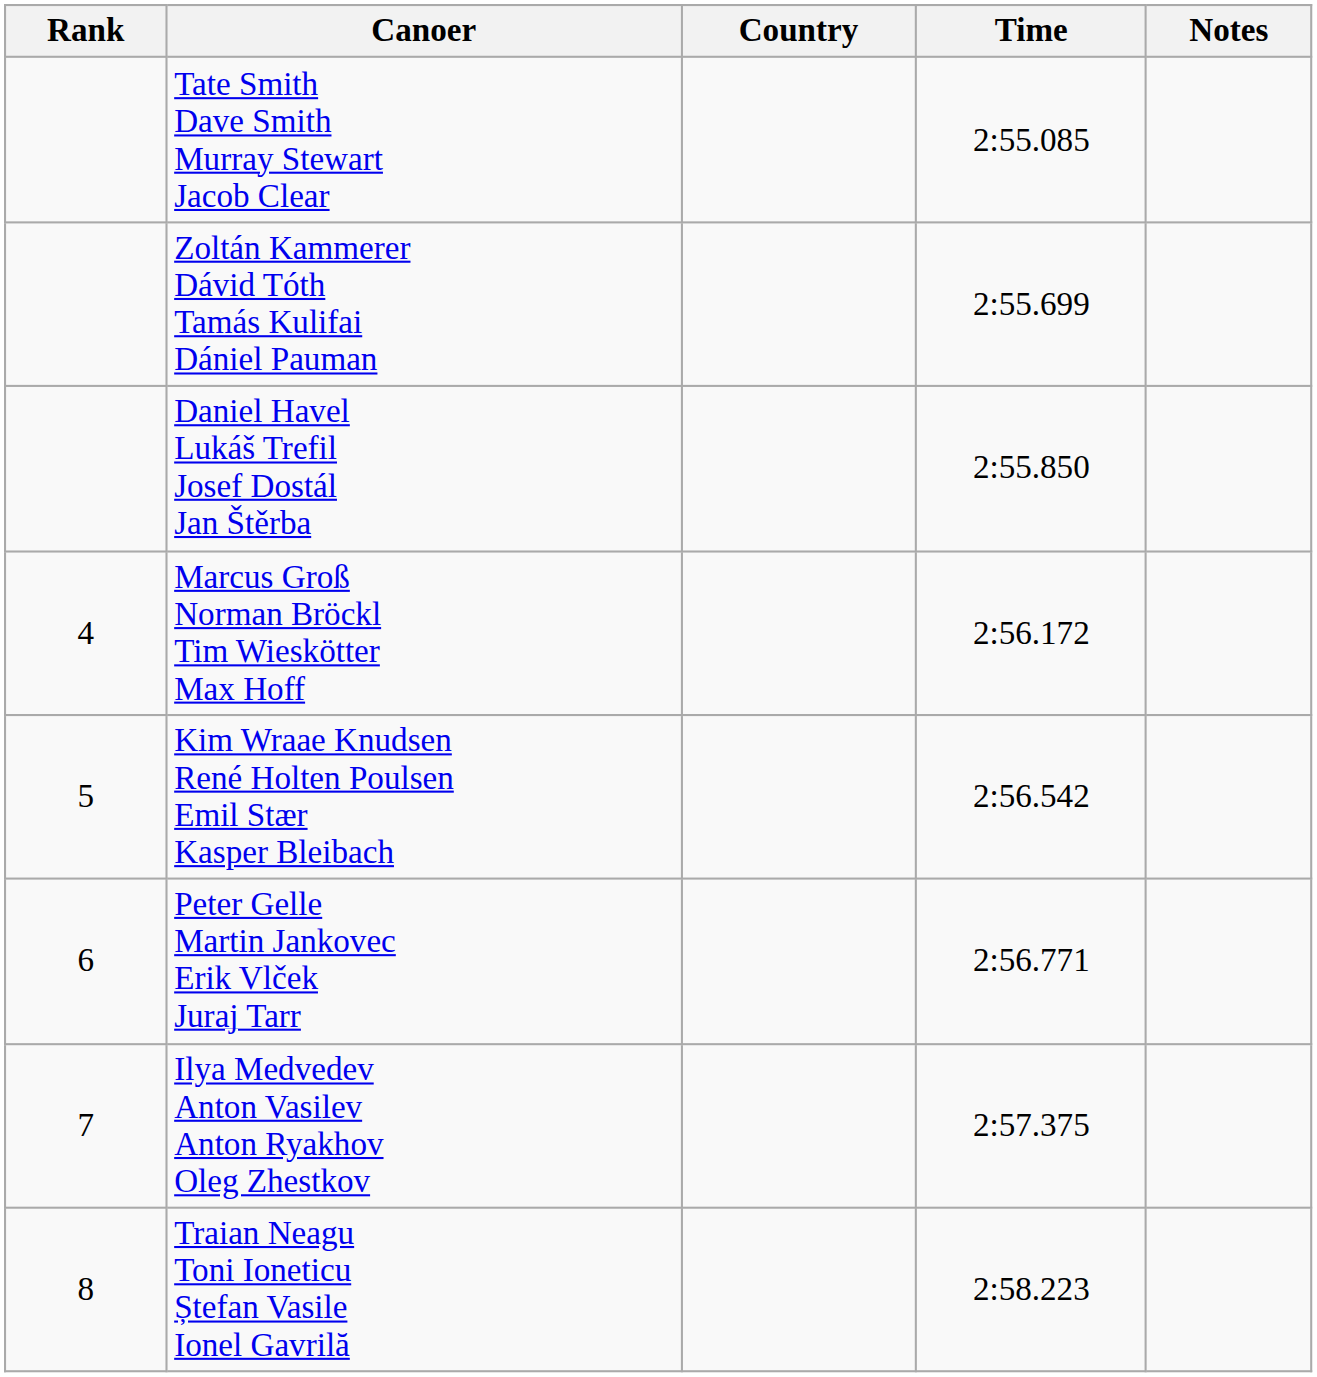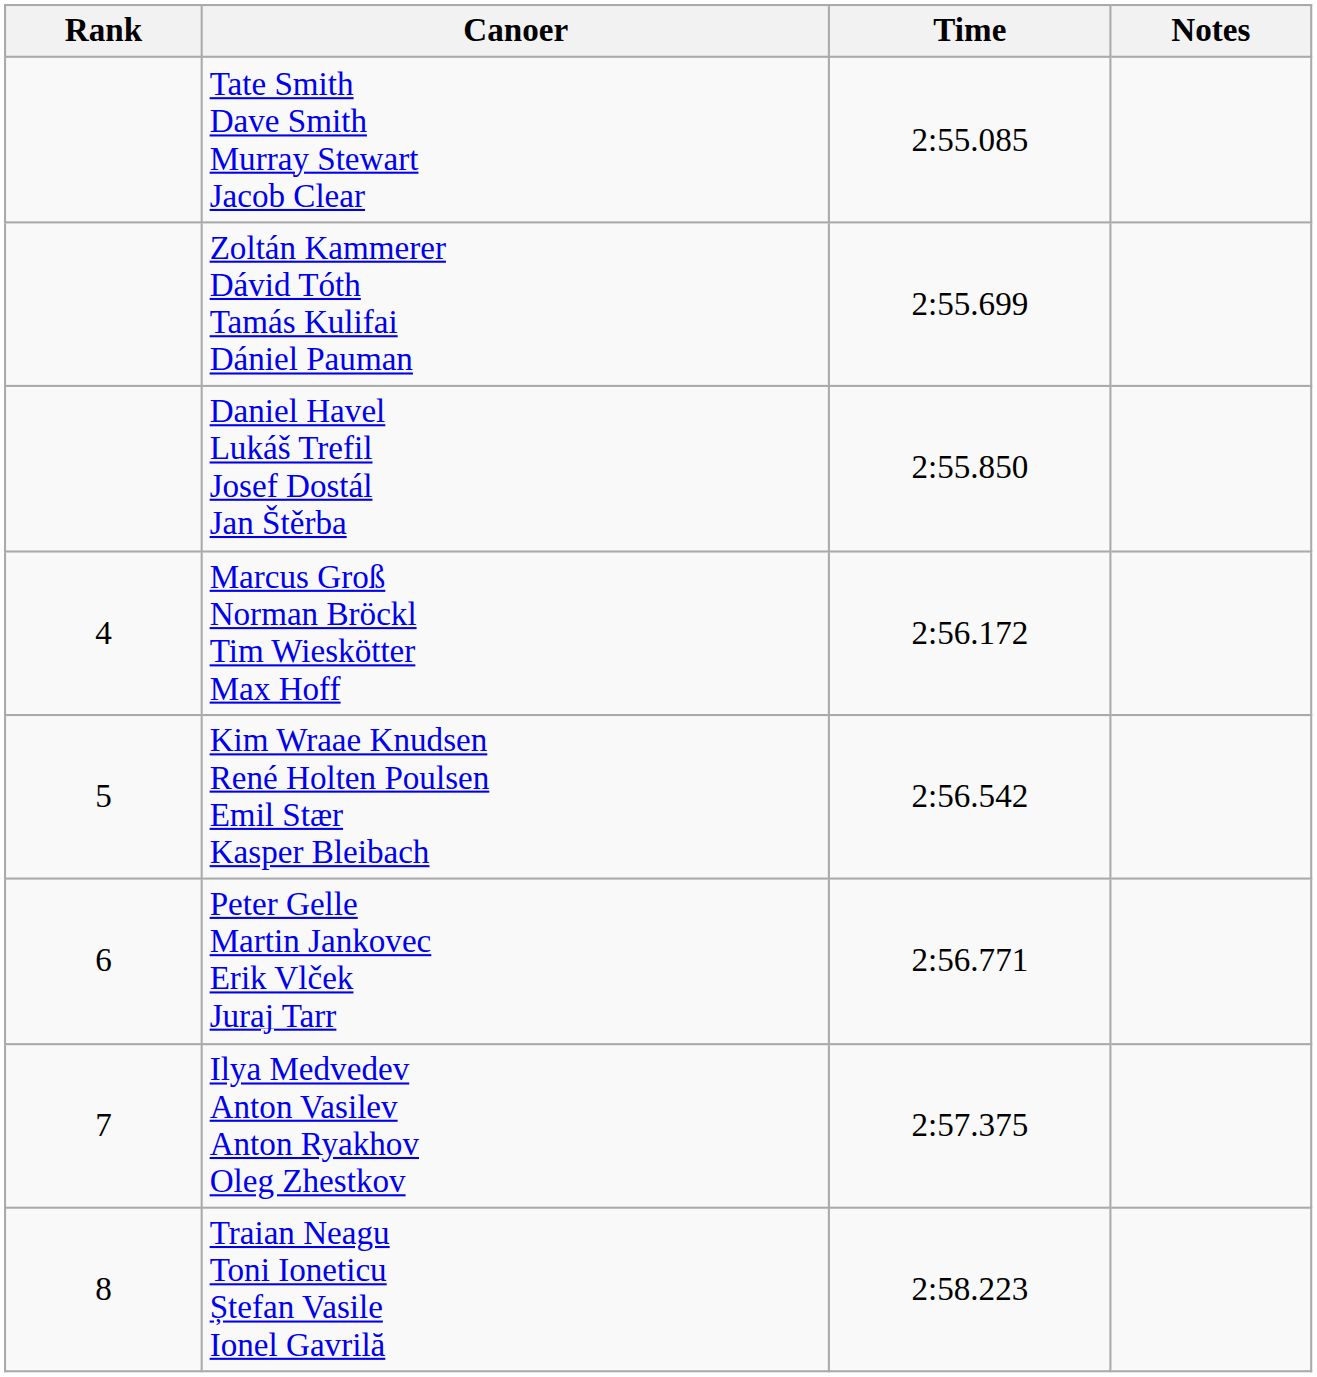- column: (798, 30)
